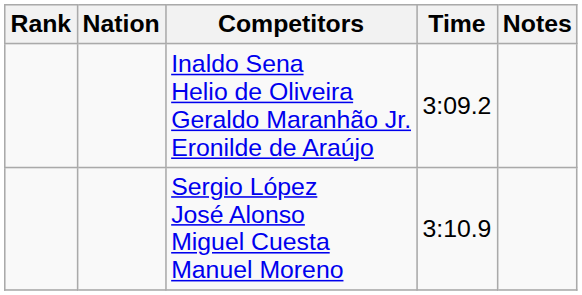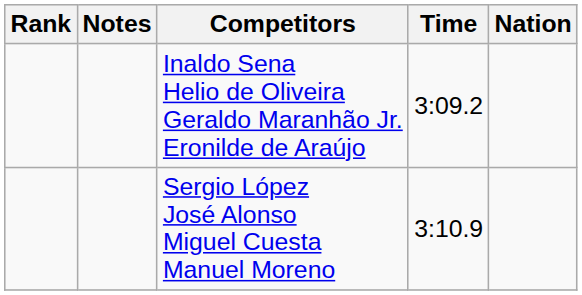columns swapped: (121, 24) <-> (537, 24)
